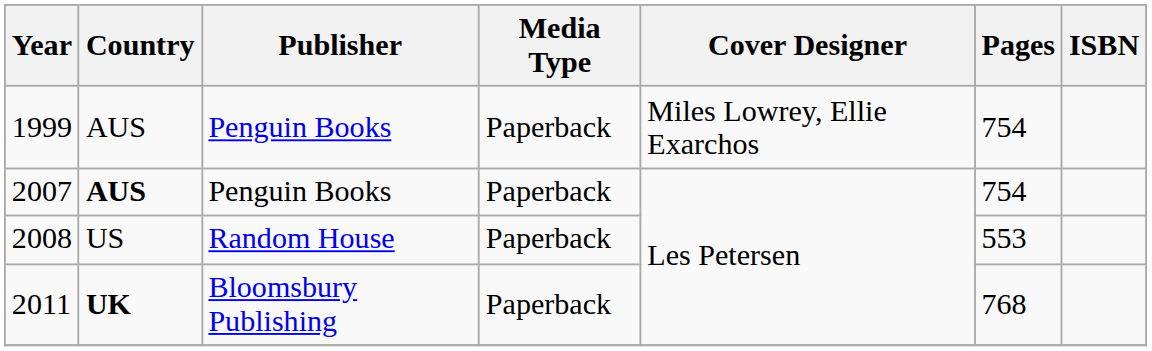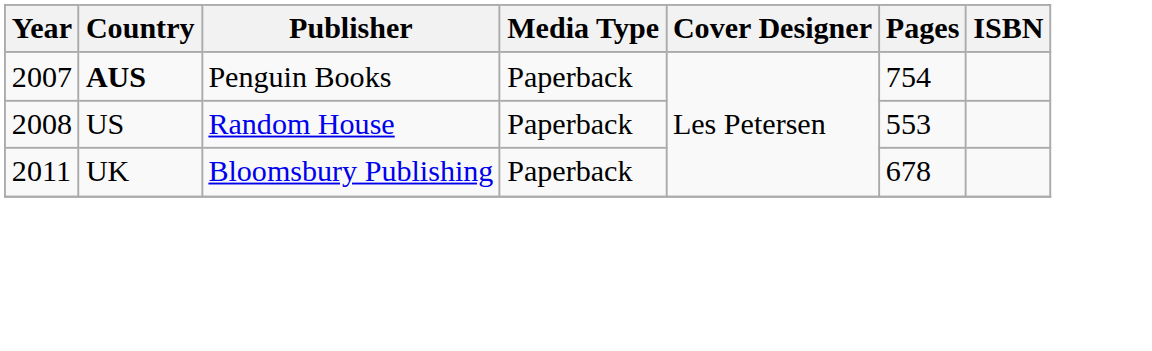- row: (42, 126)
(108, 303) bold -> (108, 171) normal
(1004, 303) 768 -> (908, 171) 678
